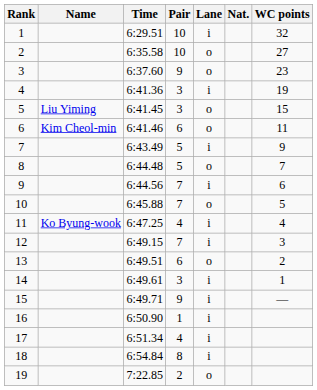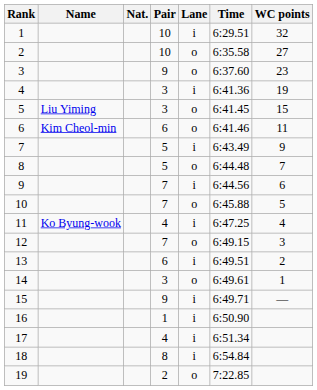columns swapped: (238, 14) <-> (145, 14)
(209, 242) i -> (194, 242) o
(209, 261) o -> (194, 261) i
(209, 280) i -> (194, 280) o
